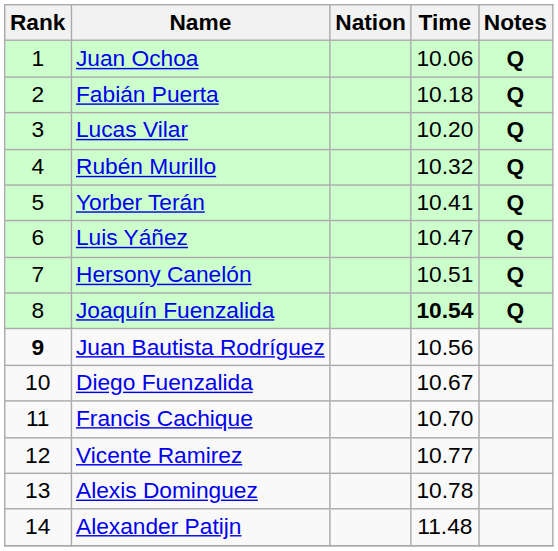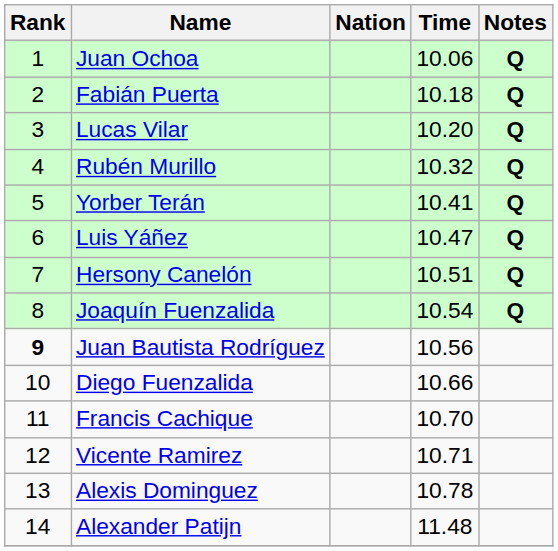(445, 310) bold -> (445, 310) normal
(445, 382) 10.67 -> (445, 382) 10.66
(445, 454) 10.77 -> (445, 454) 10.71
